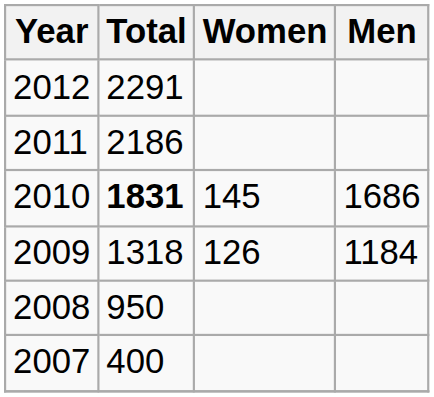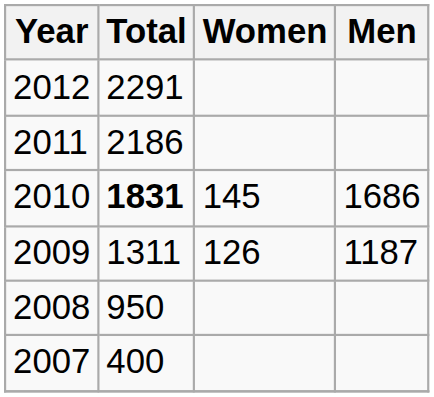(145, 252) 1318 -> (144, 252) 1311
(381, 252) 1184 -> (381, 252) 1187
